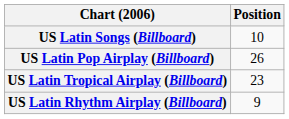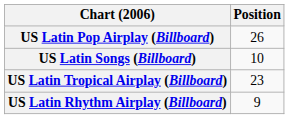rows swapped: (117, 37) <-> (117, 59)
